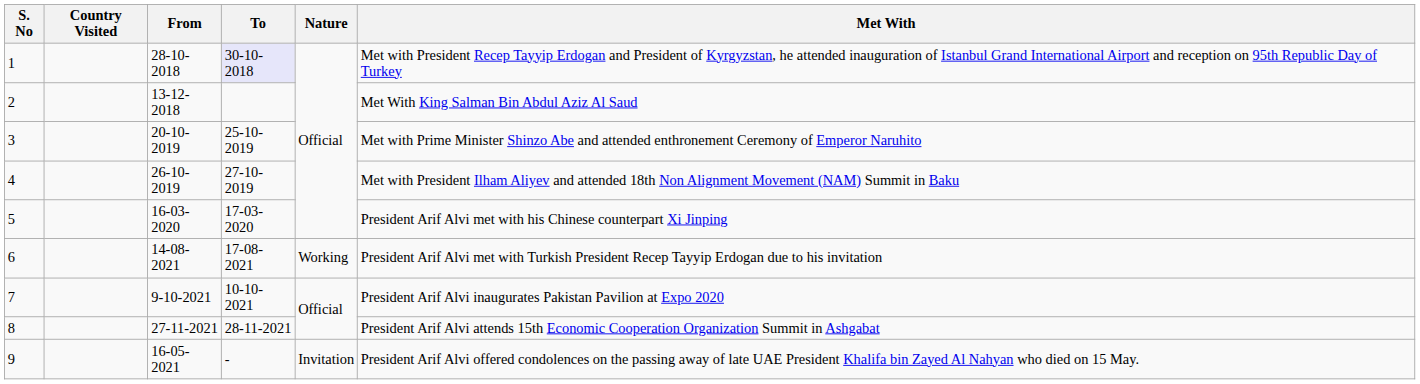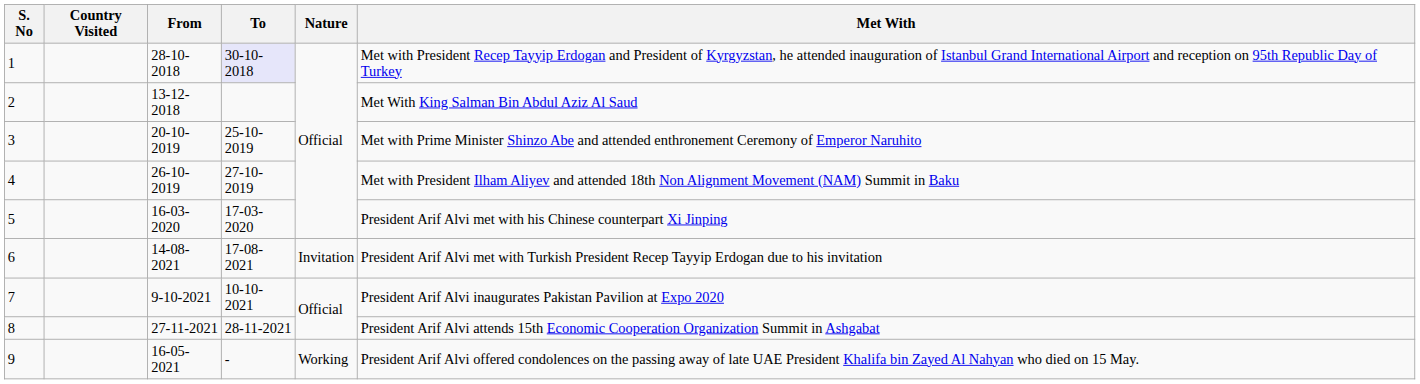(323, 258) Working -> (326, 258) Invitation
(326, 359) Invitation -> (323, 359) Working
